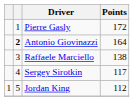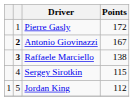(120, 42) 164 -> (120, 42) 167
(18, 57) normal -> (18, 57) bold
(120, 72) 117 -> (120, 72) 115
